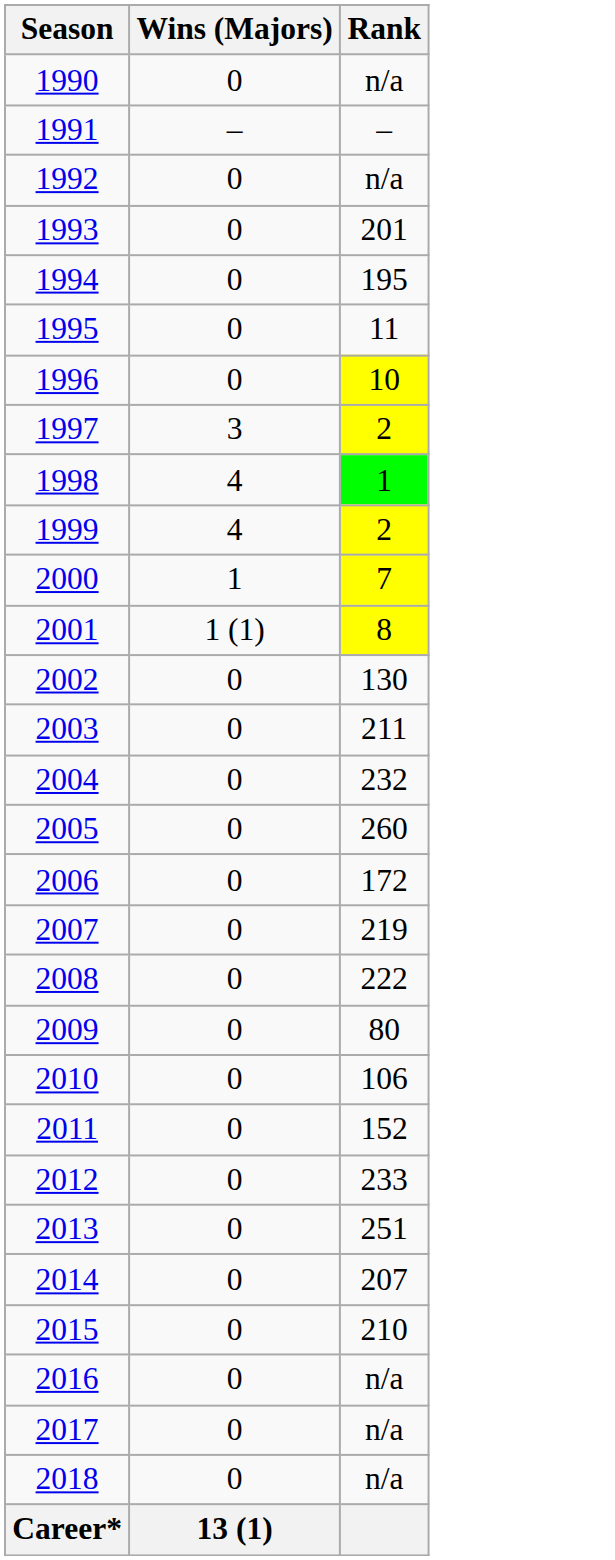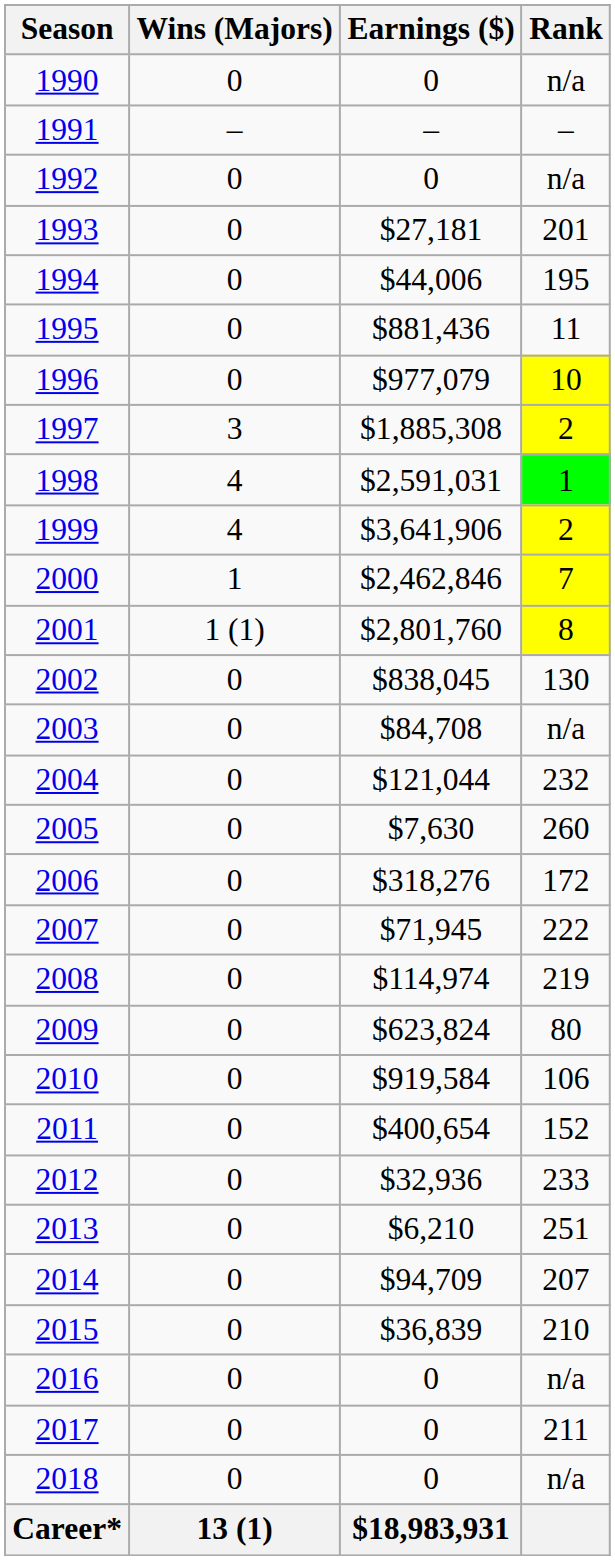+ column: (431, 29)
(384, 729) 211 -> (566, 729) n/a
(384, 929) 219 -> (566, 929) 222
(384, 979) 222 -> (566, 979) 219
(384, 1429) n/a -> (566, 1429) 211
